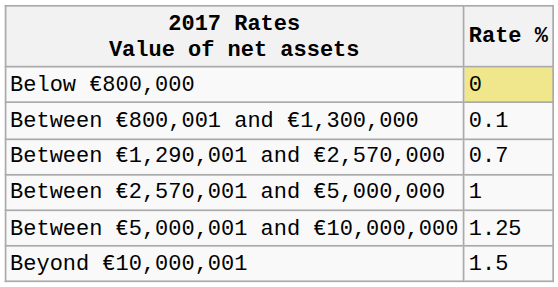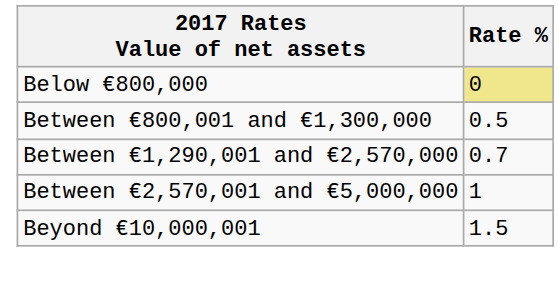(489, 121) 0.1 -> (489, 121) 0.5
- row: (234, 228)
